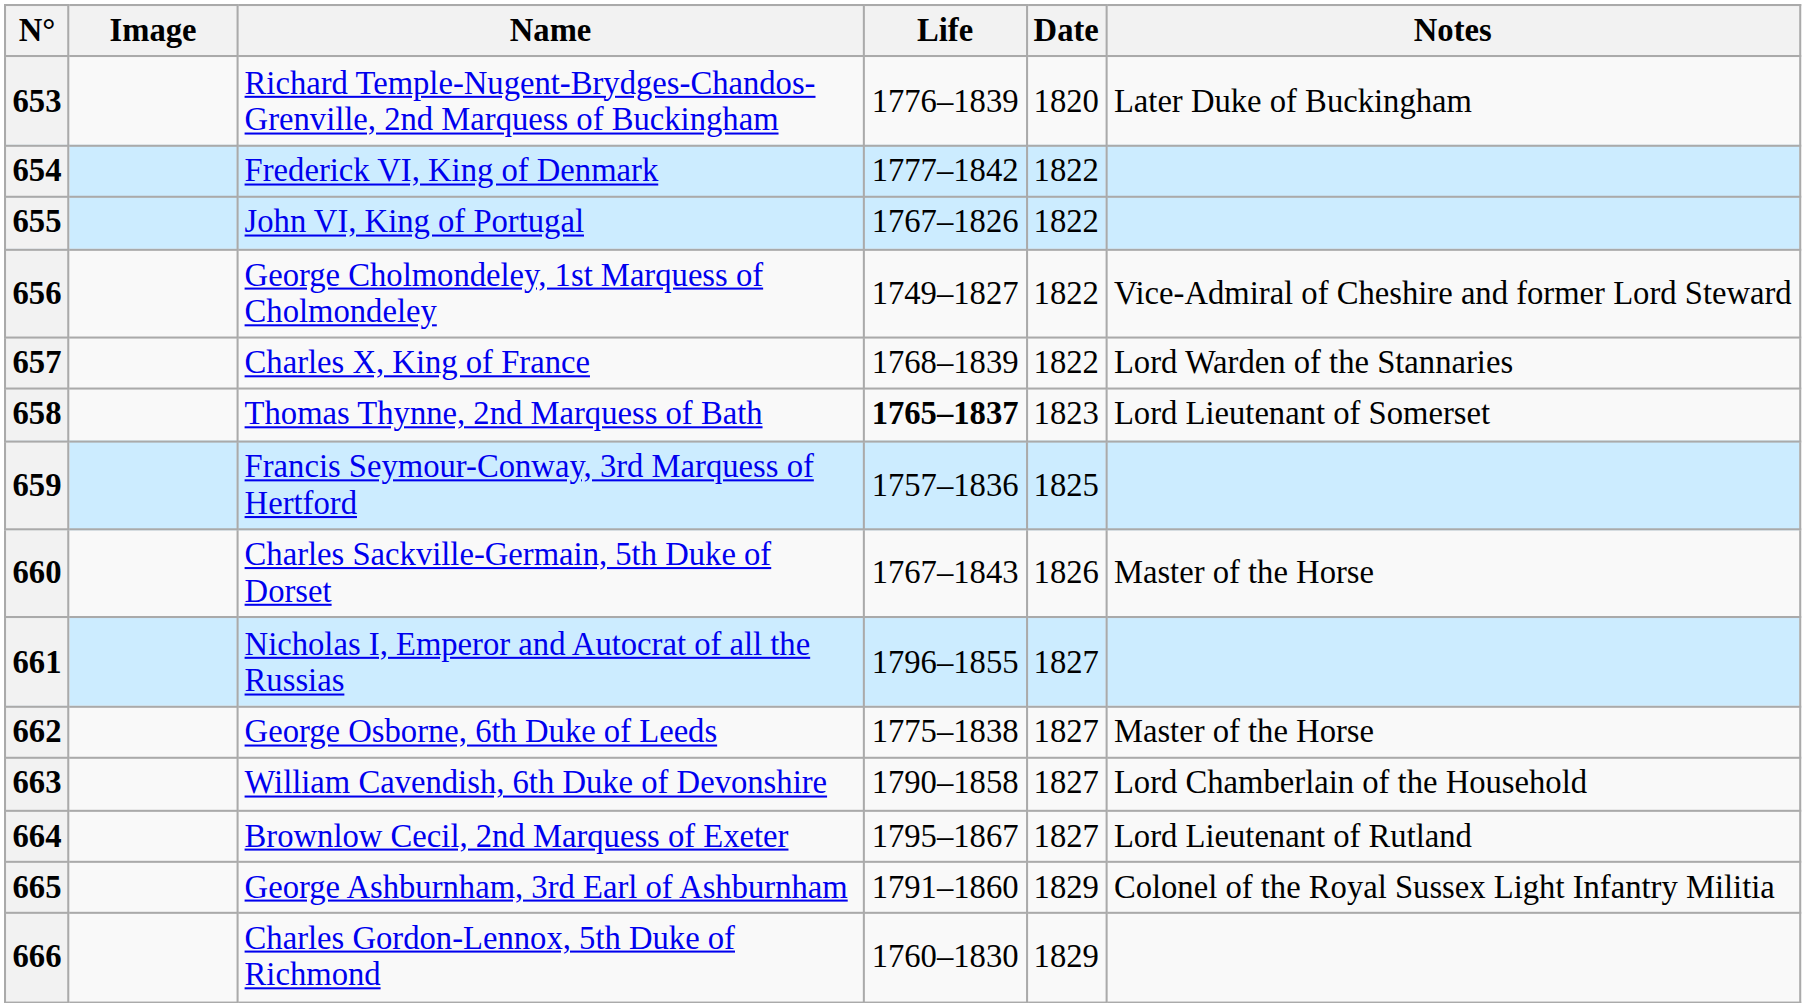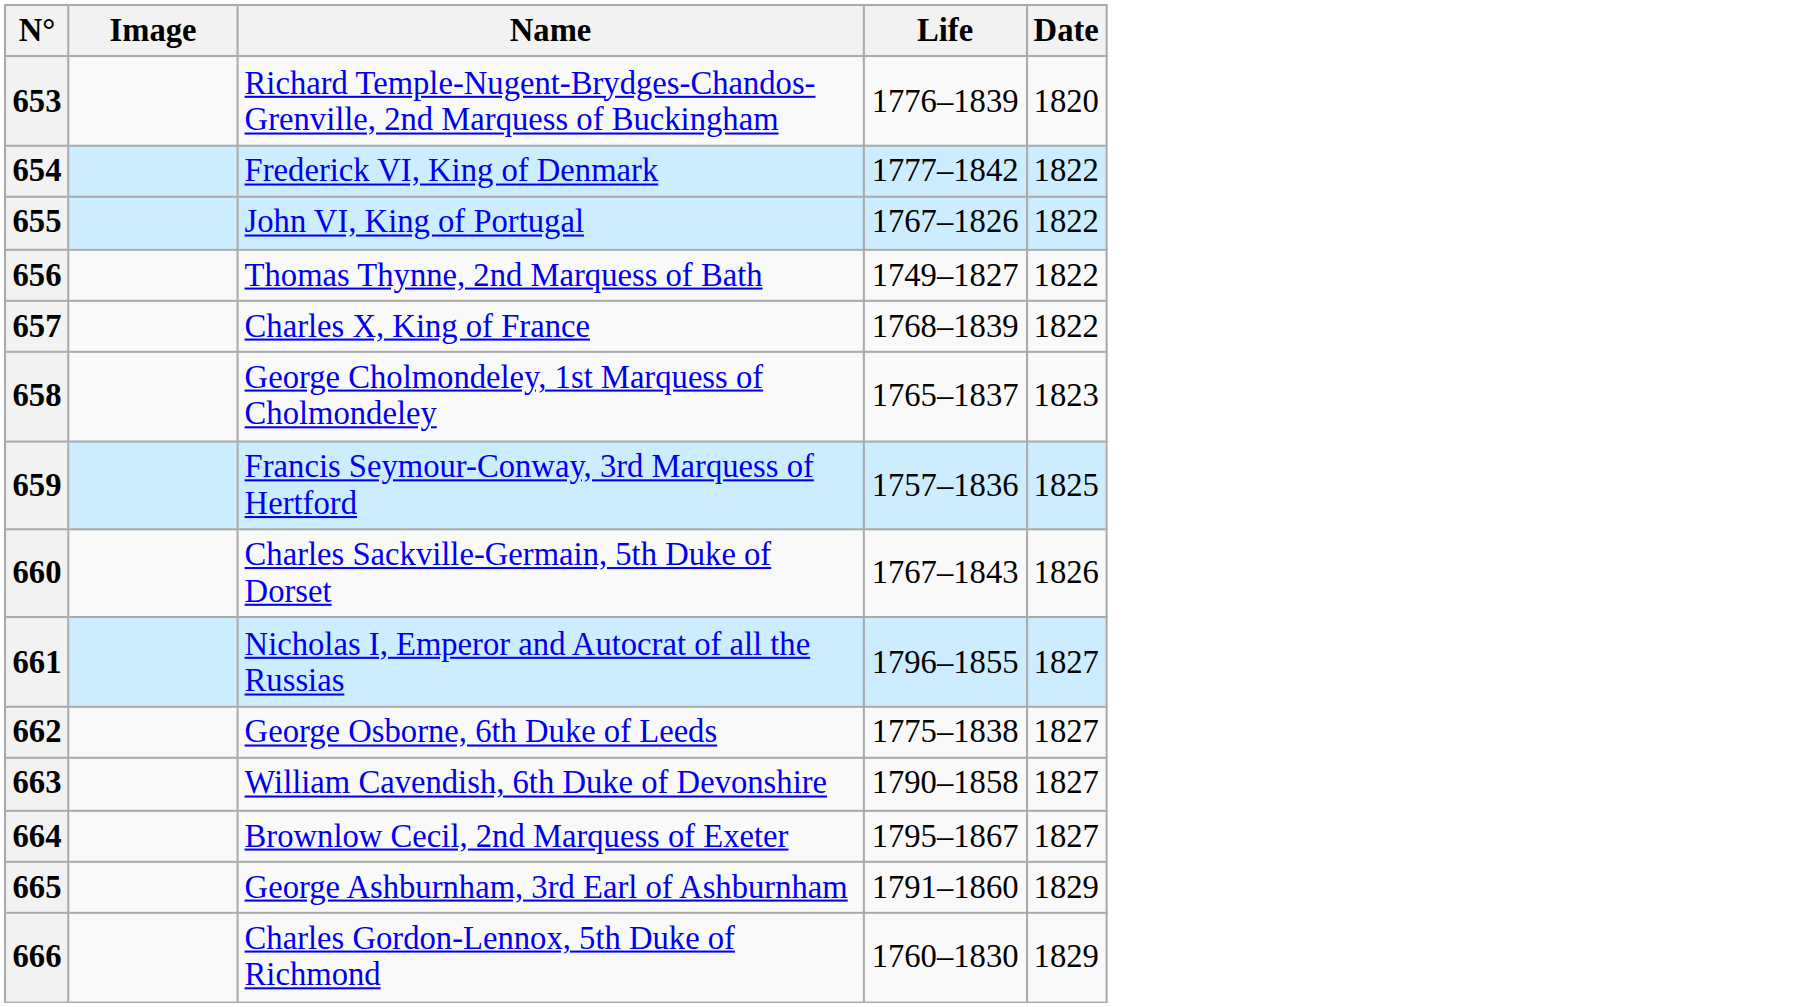- column: (1453, 30)
(504, 292) George Cholmondeley, 1st Marquess of Cholmondeley -> (504, 274) Thomas Thynne, 2nd Marquess of Bath
(504, 414) Thomas Thynne, 2nd Marquess of Bath -> (504, 396) George Cholmondeley, 1st Marquess of Cholmondeley
(945, 414) bold -> (945, 396) normal
